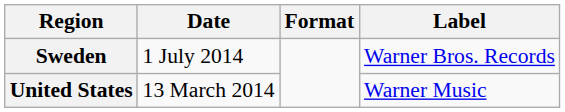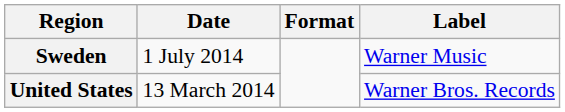(459, 55) Warner Bros. Records -> (425, 55) Warner Music
(425, 90) Warner Music -> (459, 90) Warner Bros. Records
